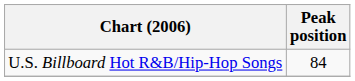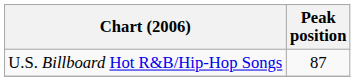(318, 62) 84 -> (318, 62) 87
